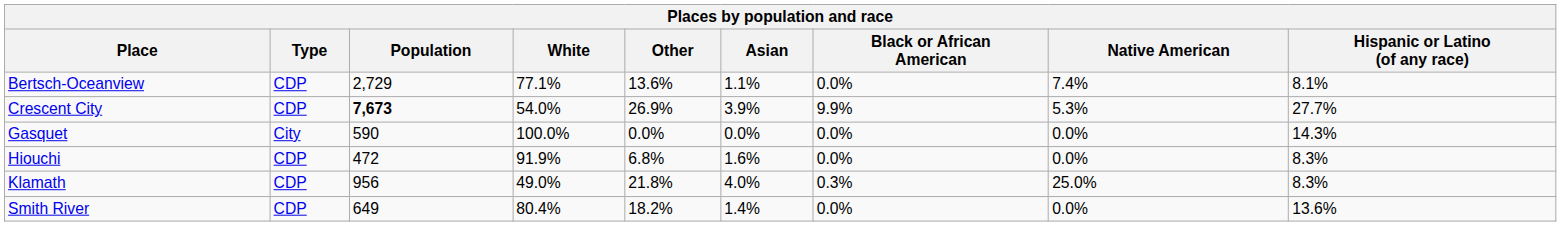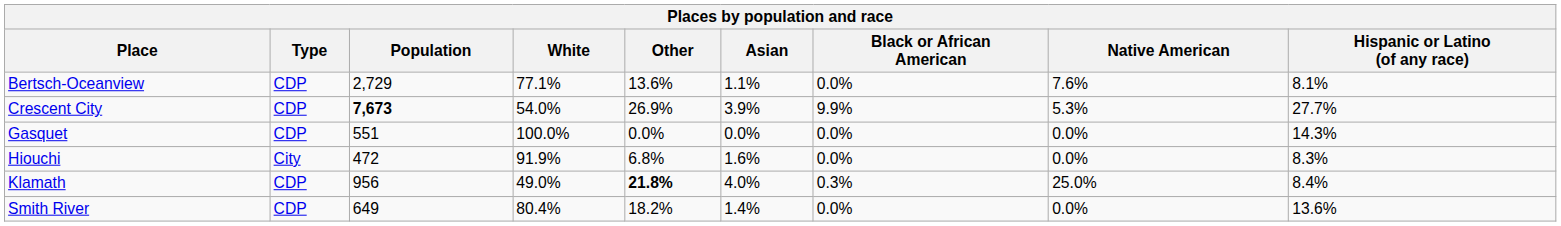(1070, 84) 7.4% -> (1070, 84) 7.6%
(287, 134) City -> (290, 134) CDP
(366, 134) 590 -> (366, 134) 551
(290, 158) CDP -> (287, 158) City
(651, 183) normal -> (651, 183) bold
(1310, 183) 8.3% -> (1310, 183) 8.4%
